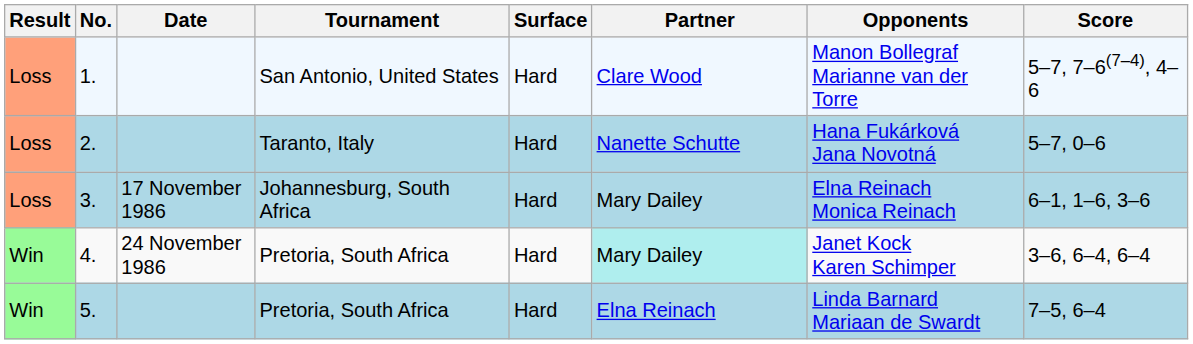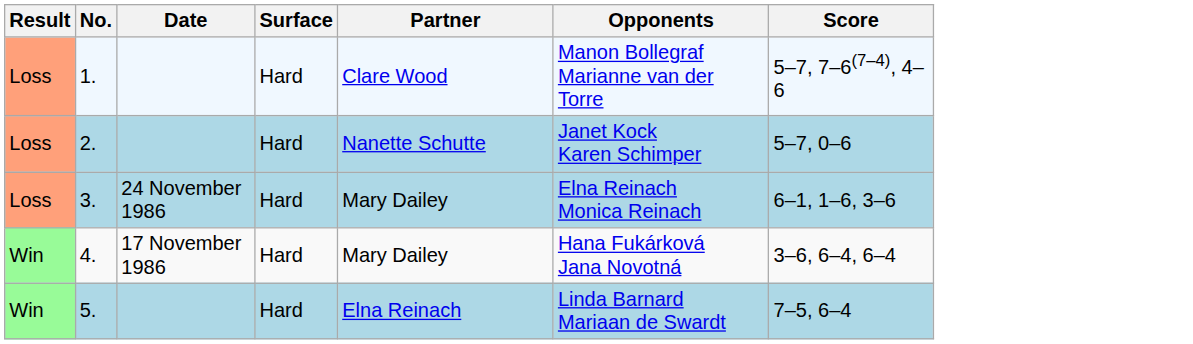- column: (382, 20)
(886, 143) Hana Fukárková Jana Novotná -> (630, 143) Janet Kock Karen Schimper
(181, 199) 17 November 1986 -> (181, 199) 24 November 1986
(181, 254) 24 November 1986 -> (181, 254) 17 November 1986
(649, 254) paleturquoise background -> (395, 254) no background
(884, 254) Janet Kock Karen Schimper -> (631, 254) Hana Fukárková Jana Novotná
